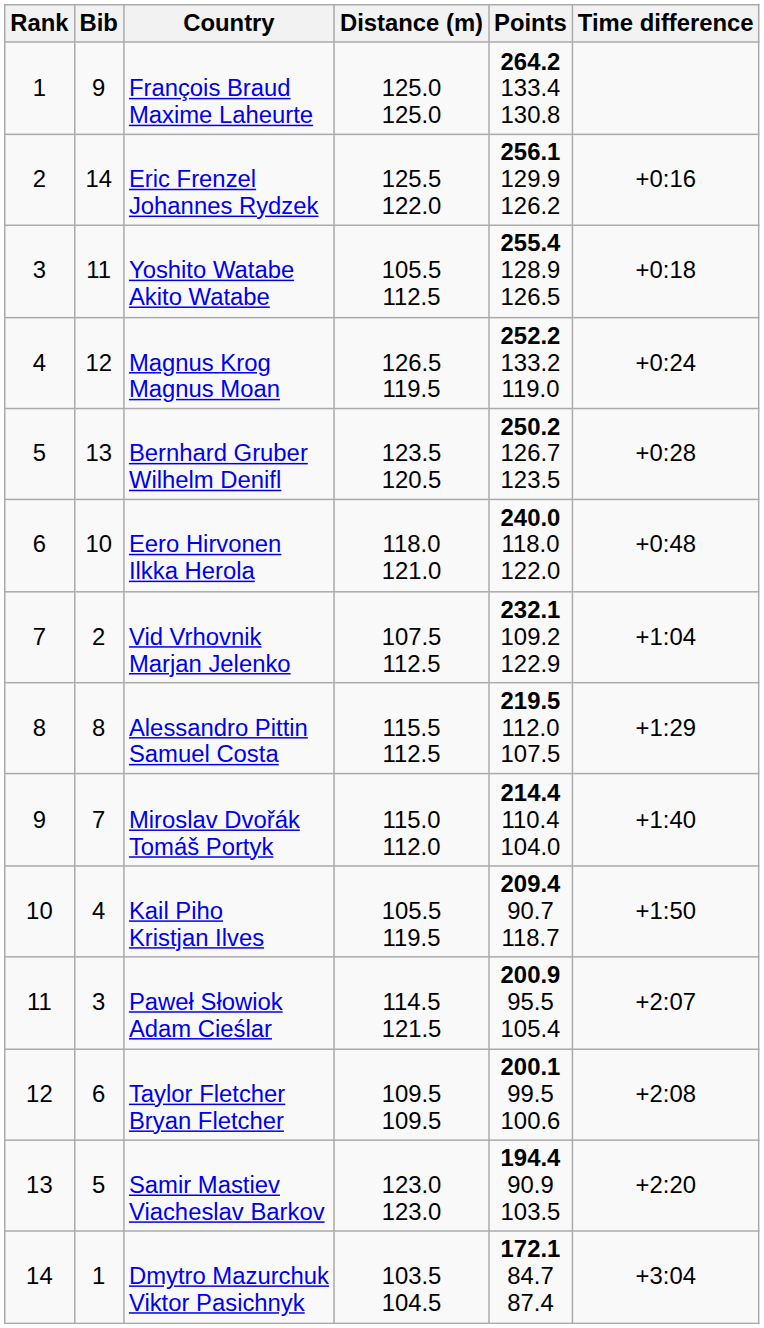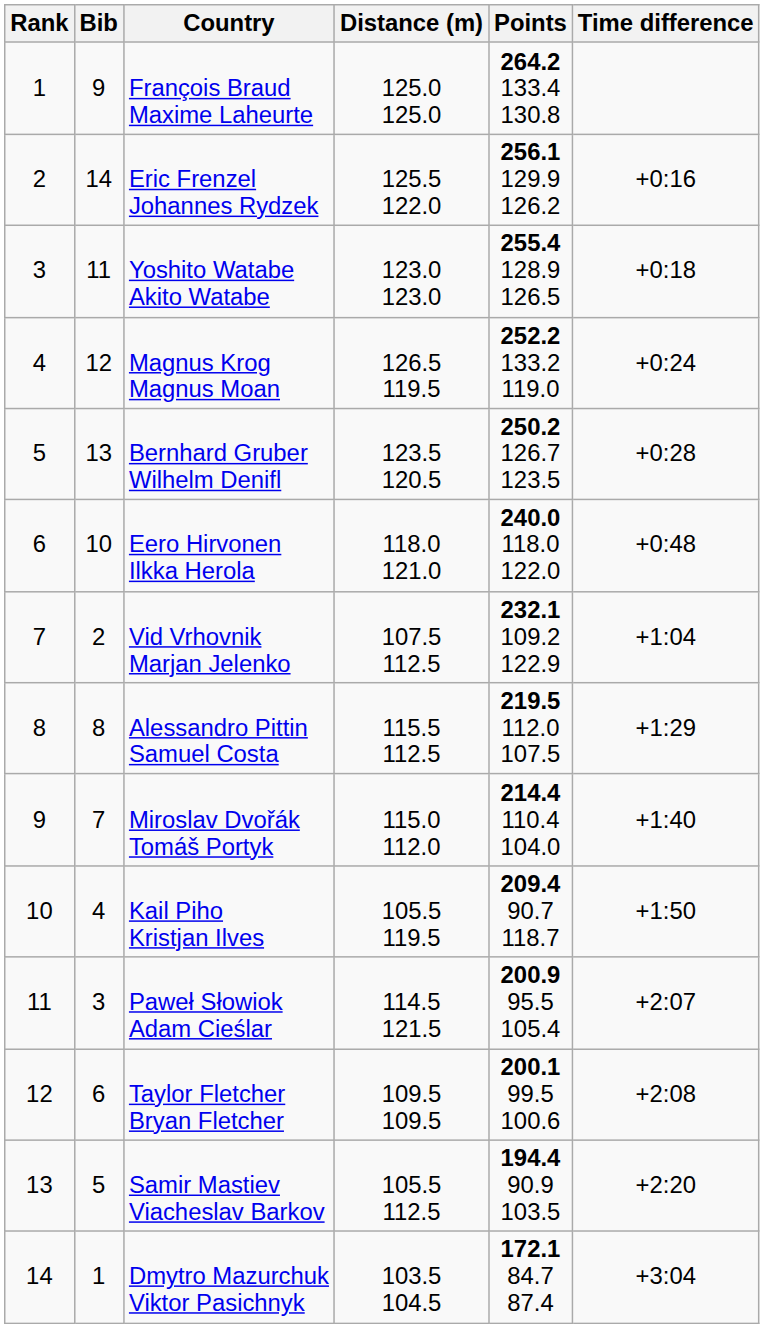(411, 284) 105.5 112.5 -> (411, 284) 123.0 123.0
(411, 1198) 123.0 123.0 -> (411, 1198) 105.5 112.5
